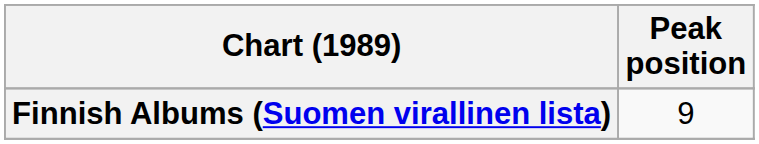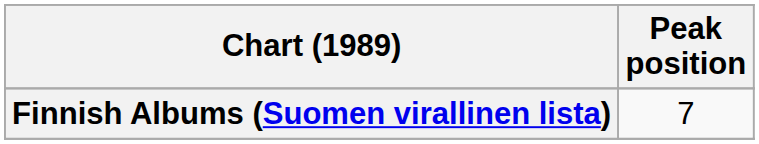(686, 113) 9 -> (686, 113) 7
